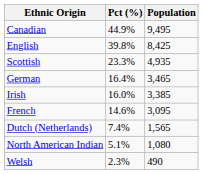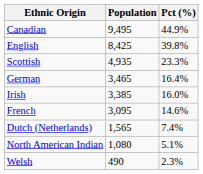columns swapped: (171, 12) <-> (125, 12)
